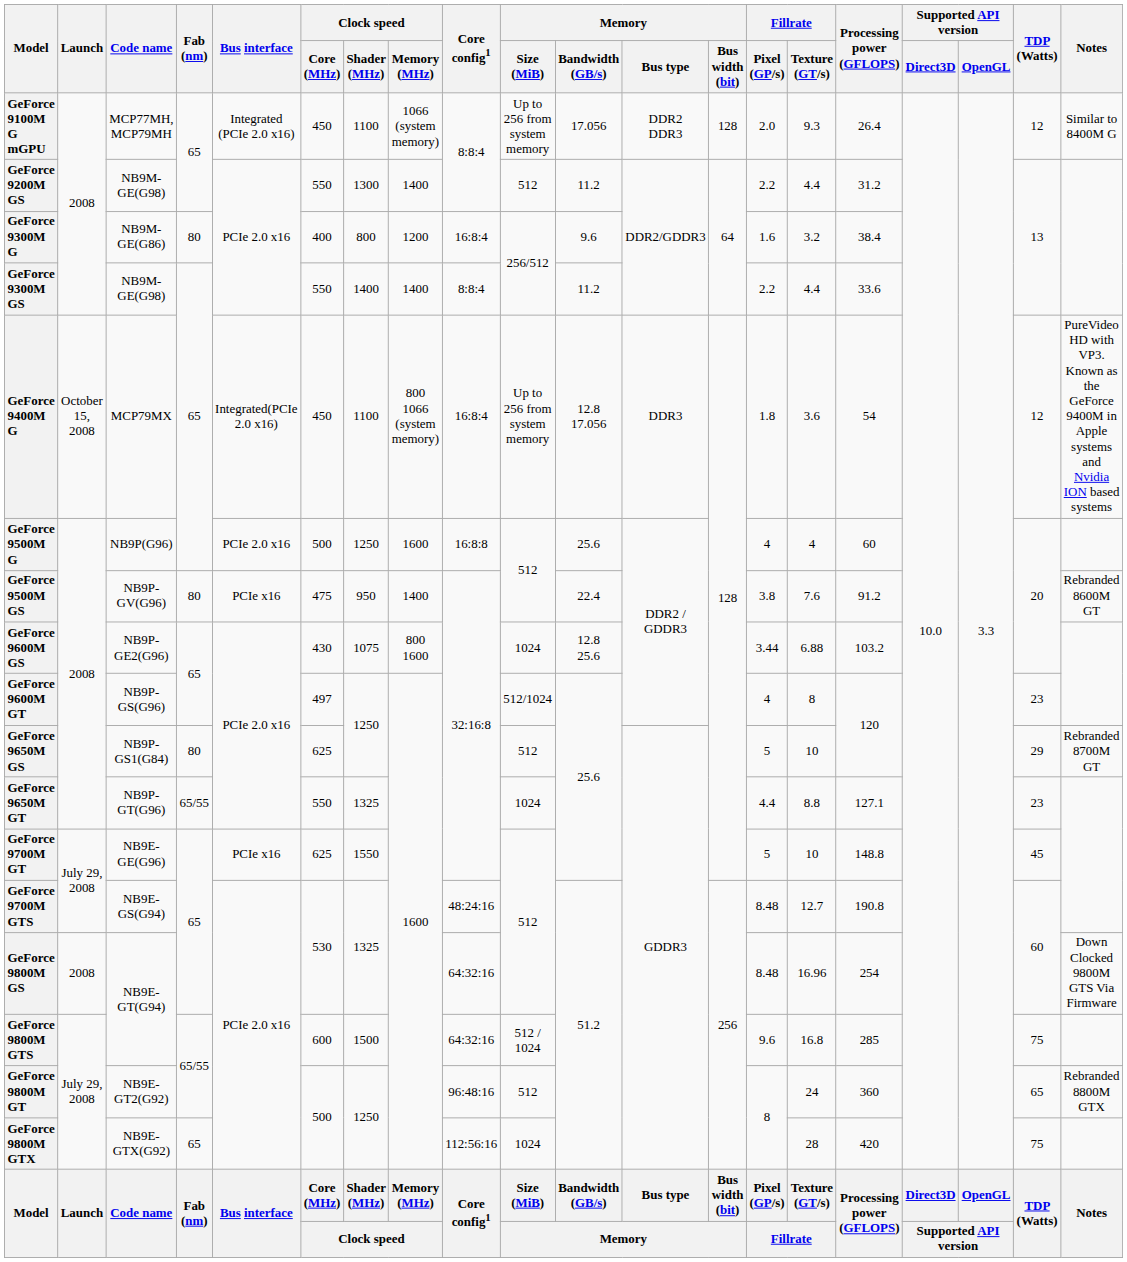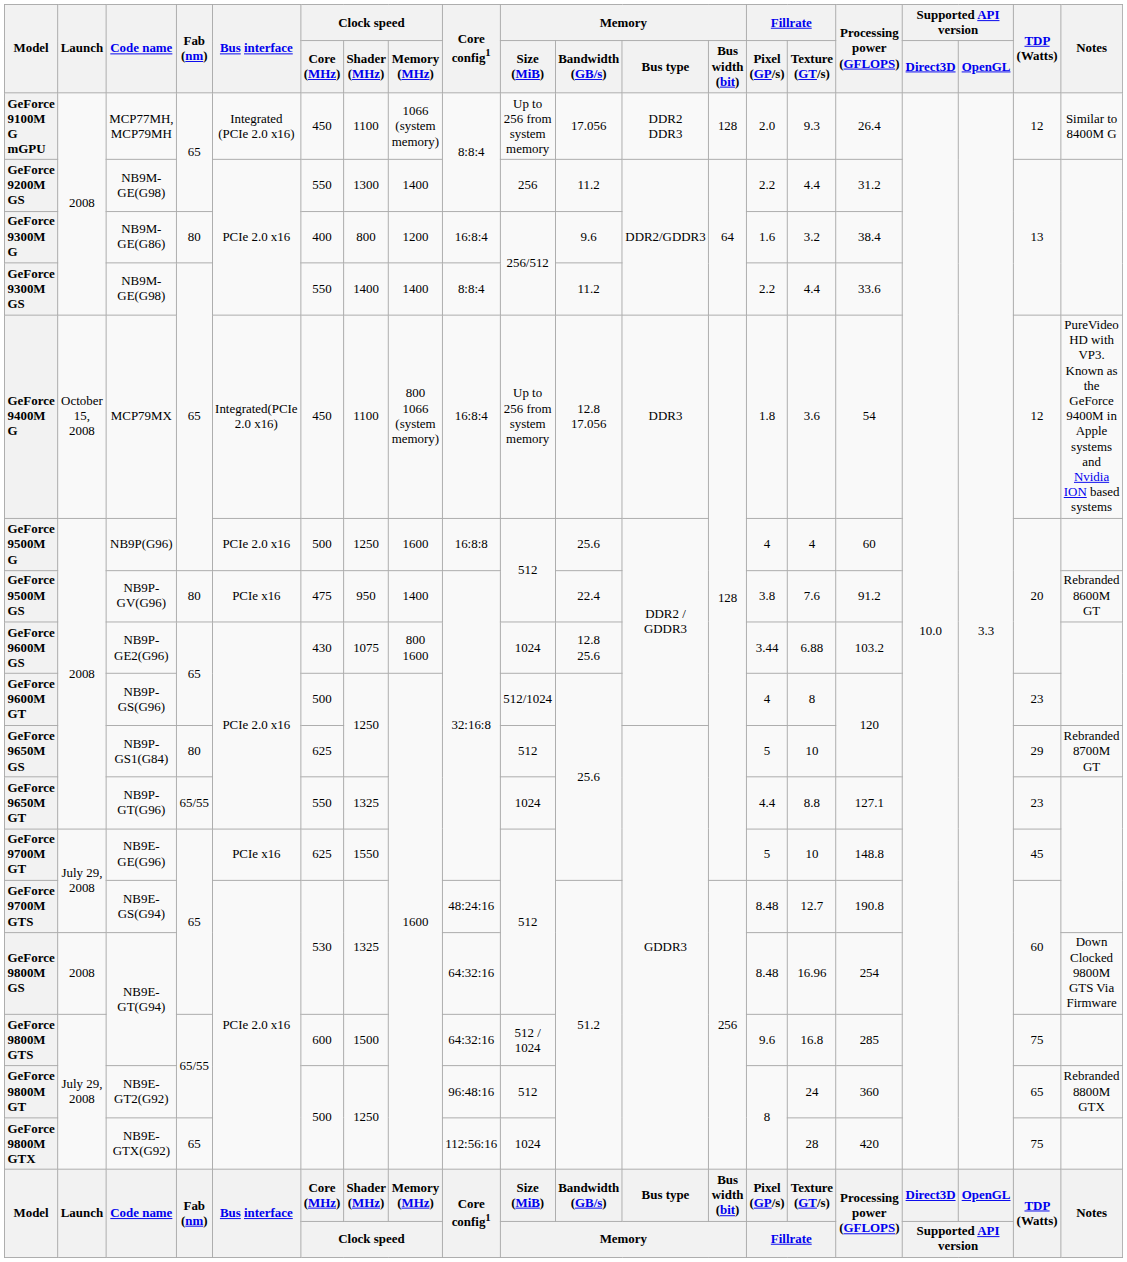(528, 185) 512 -> (528, 185) 256
(322, 699) 497 -> (322, 699) 500
